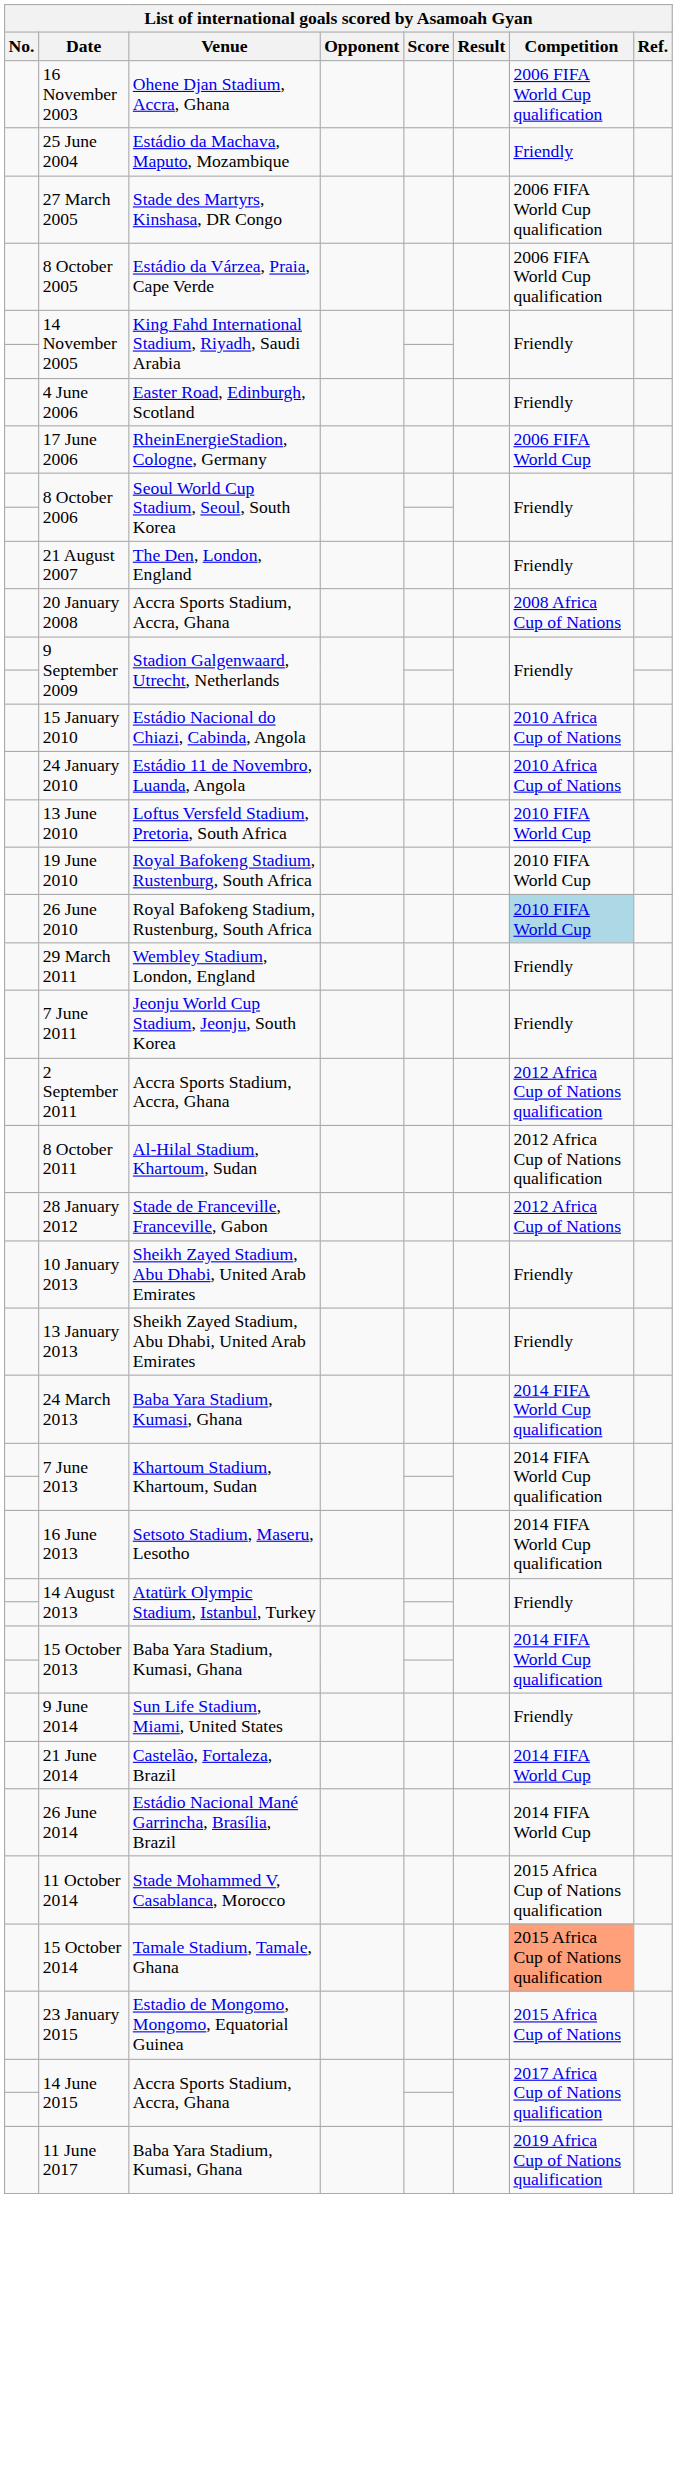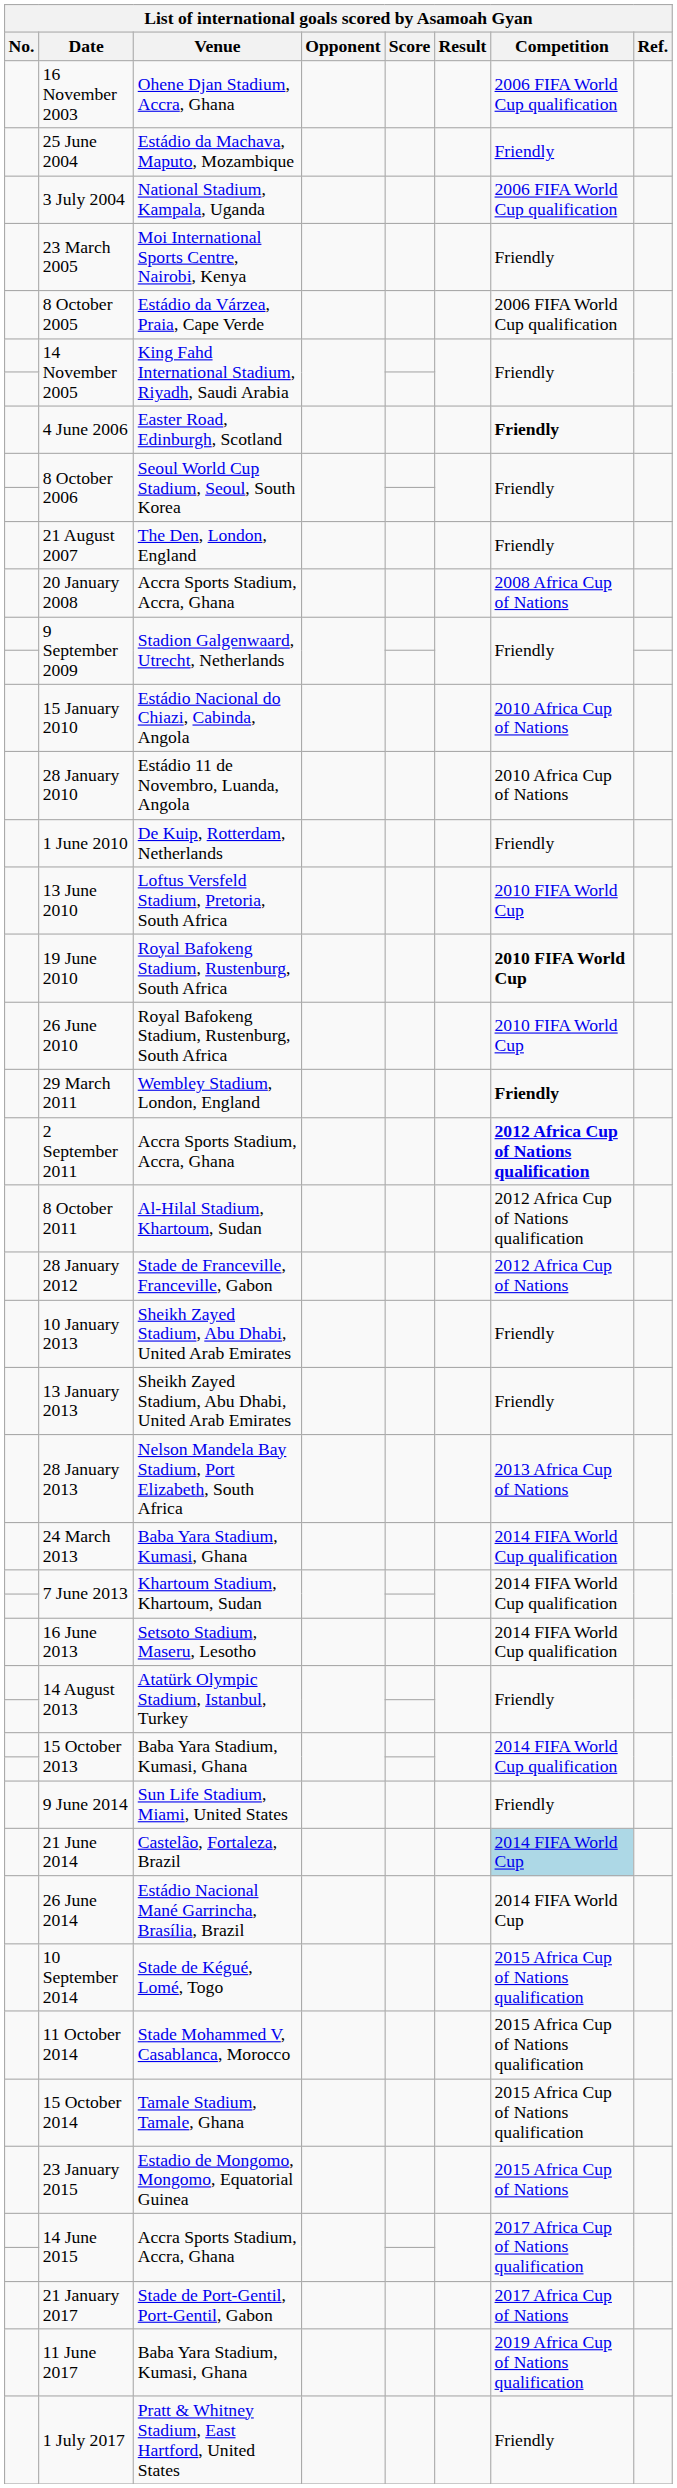+ row: (84, 199)
+ row: (77, 257)
- row: (77, 209)
(543, 401) normal -> (527, 429) bold
- row: (70, 449)
- row: (81, 775)
+ row: (81, 785)
+ row: (85, 843)
(552, 870) normal -> (560, 968) bold
(552, 918) lightblue background -> (556, 1035) no background
(543, 966) normal -> (527, 1093) bold
- row: (65, 1023)
(567, 1091) normal -> (556, 1150) bold
+ row: (81, 1478)
(552, 1764) no background -> (556, 1852) lightblue background
+ row: (80, 1977)
(567, 1957) lightsalmon background -> (553, 2112) no background
+ row: (81, 2304)
+ row: (84, 2439)
